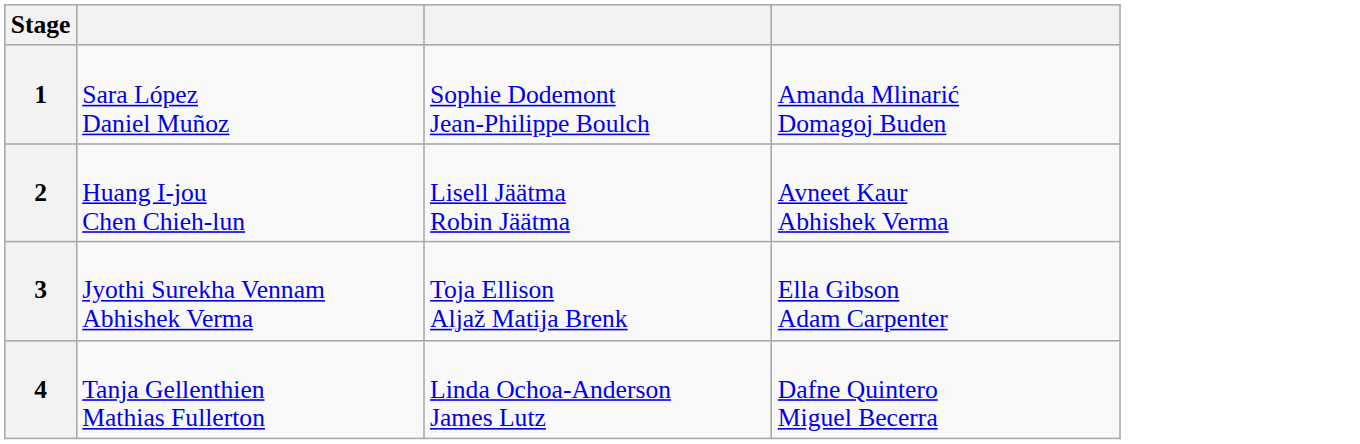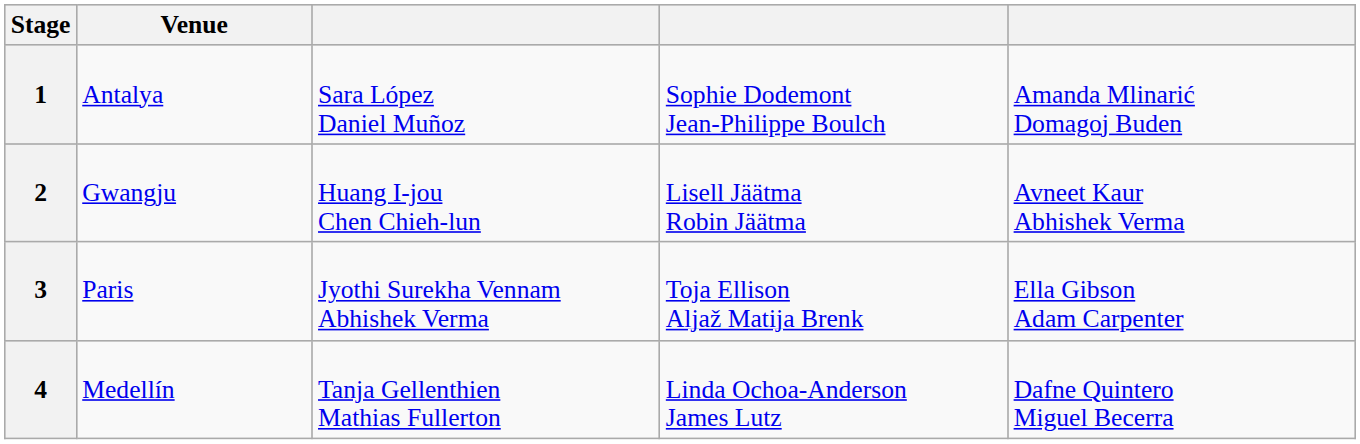+ column: (194, 24)
